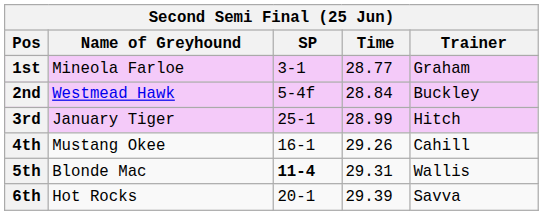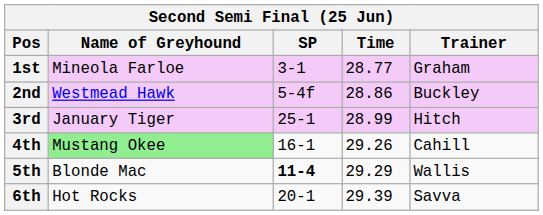(369, 94) 28.84 -> (369, 94) 28.86
(109, 146) no background -> (109, 146) lightgreen background
(369, 171) 29.31 -> (369, 171) 29.29
